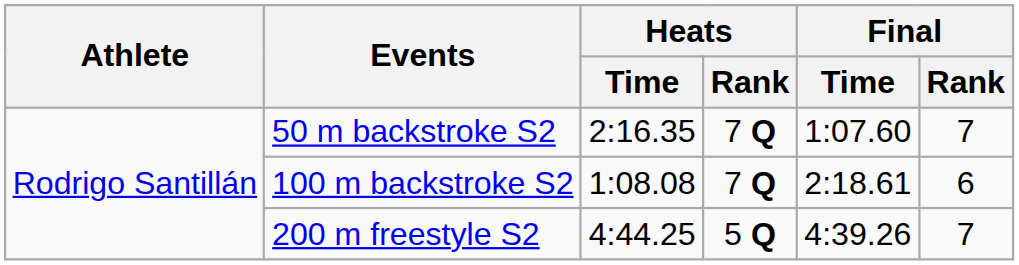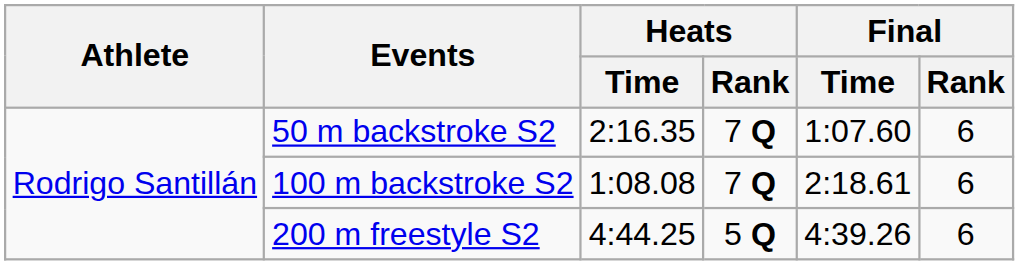(966, 132) 7 -> (966, 132) 6
(966, 234) 7 -> (966, 234) 6
